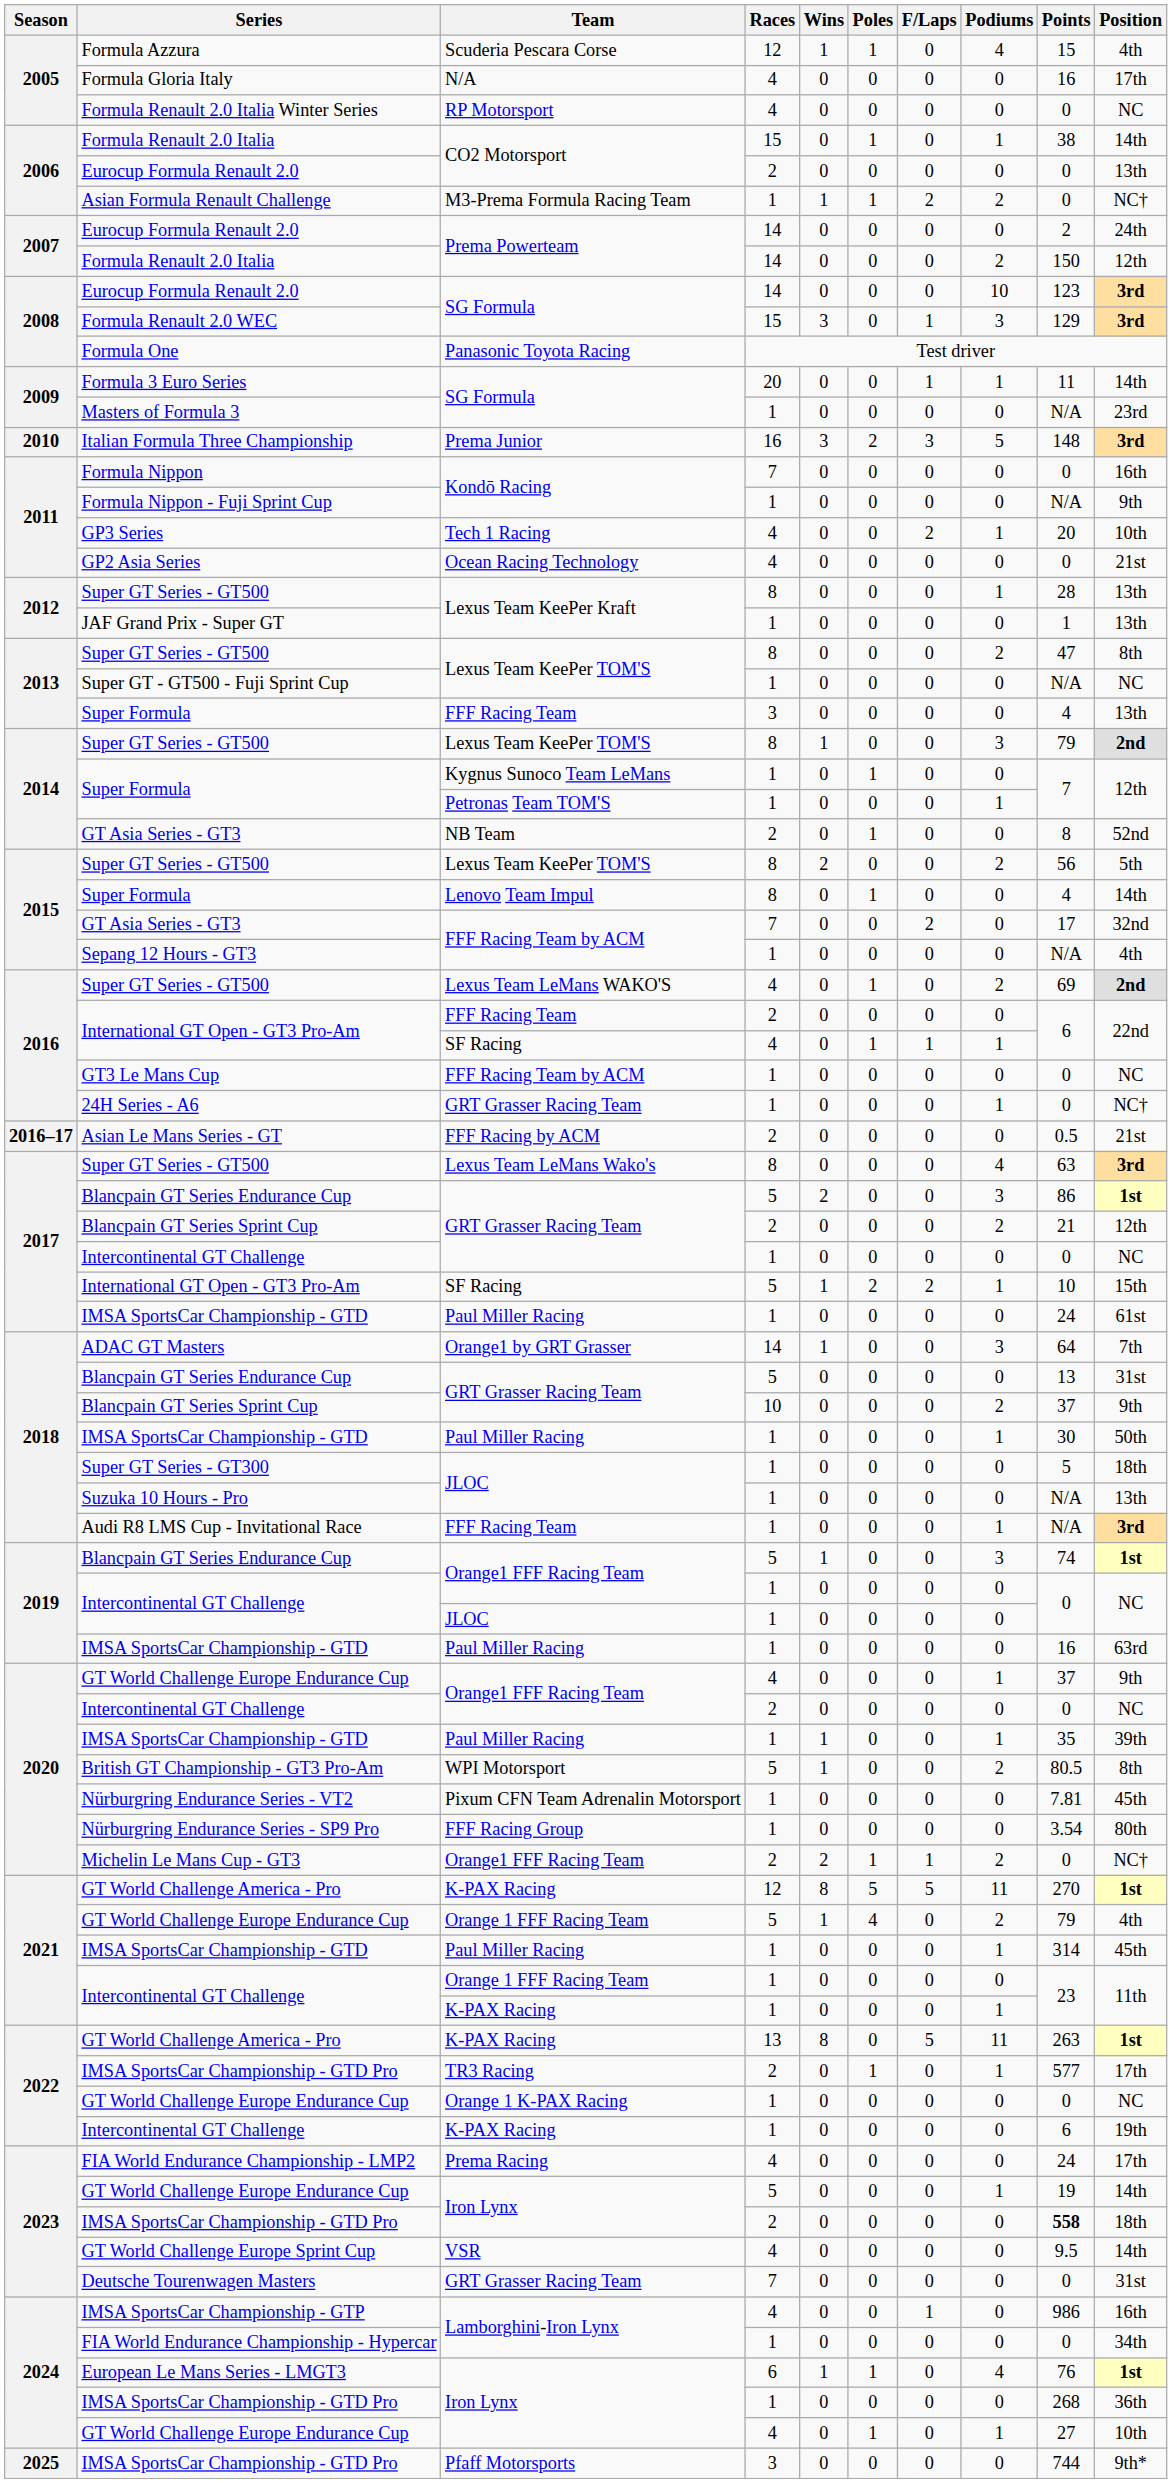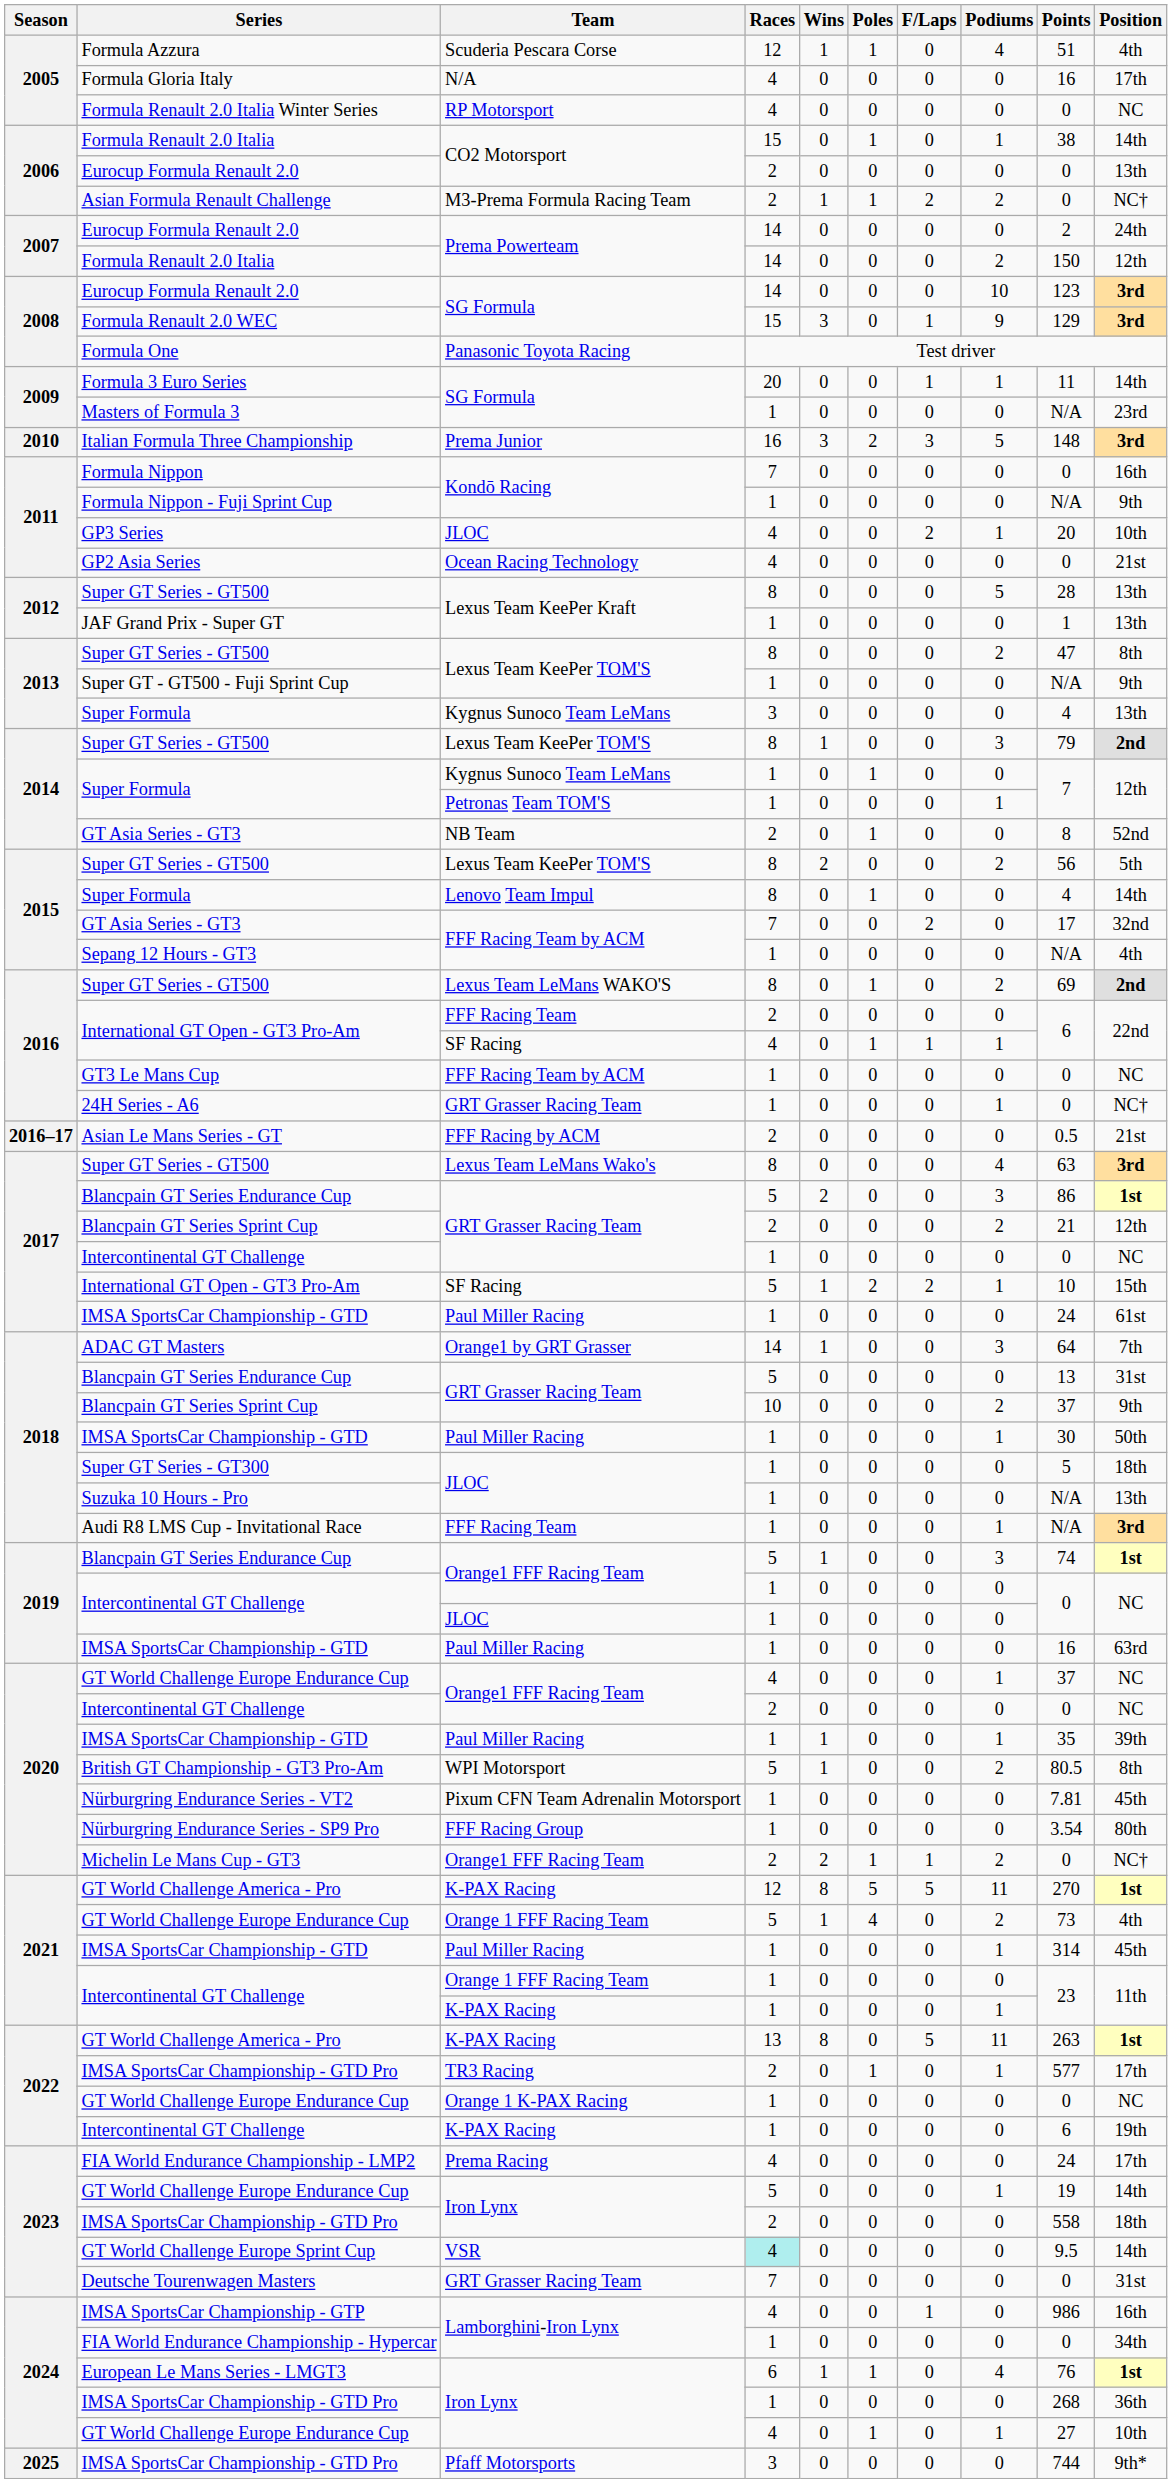(1066, 50) 15 -> (1066, 50) 51
(772, 200) 1 -> (772, 200) 2
(999, 321) 3 -> (999, 321) 9
(498, 532) Tech 1 Racing -> (467, 532) JLOC
(999, 593) 1 -> (999, 593) 5
(1131, 683) NC -> (1131, 683) 9th
(511, 713) FFF Racing Team -> (558, 713) Kygnus Sunoco Team LeMans
(772, 985) 4 -> (772, 985) 8
(1131, 1678) 9th -> (1131, 1678) NC
(1066, 1920) 79 -> (1066, 1920) 73
(1066, 2221) bold -> (1066, 2221) normal
(772, 2251) no background -> (772, 2251) paleturquoise background
